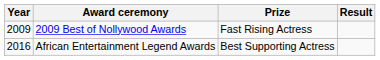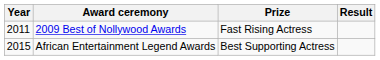(19, 30) 2009 -> (18, 30) 2011
(19, 47) 2016 -> (19, 47) 2015
